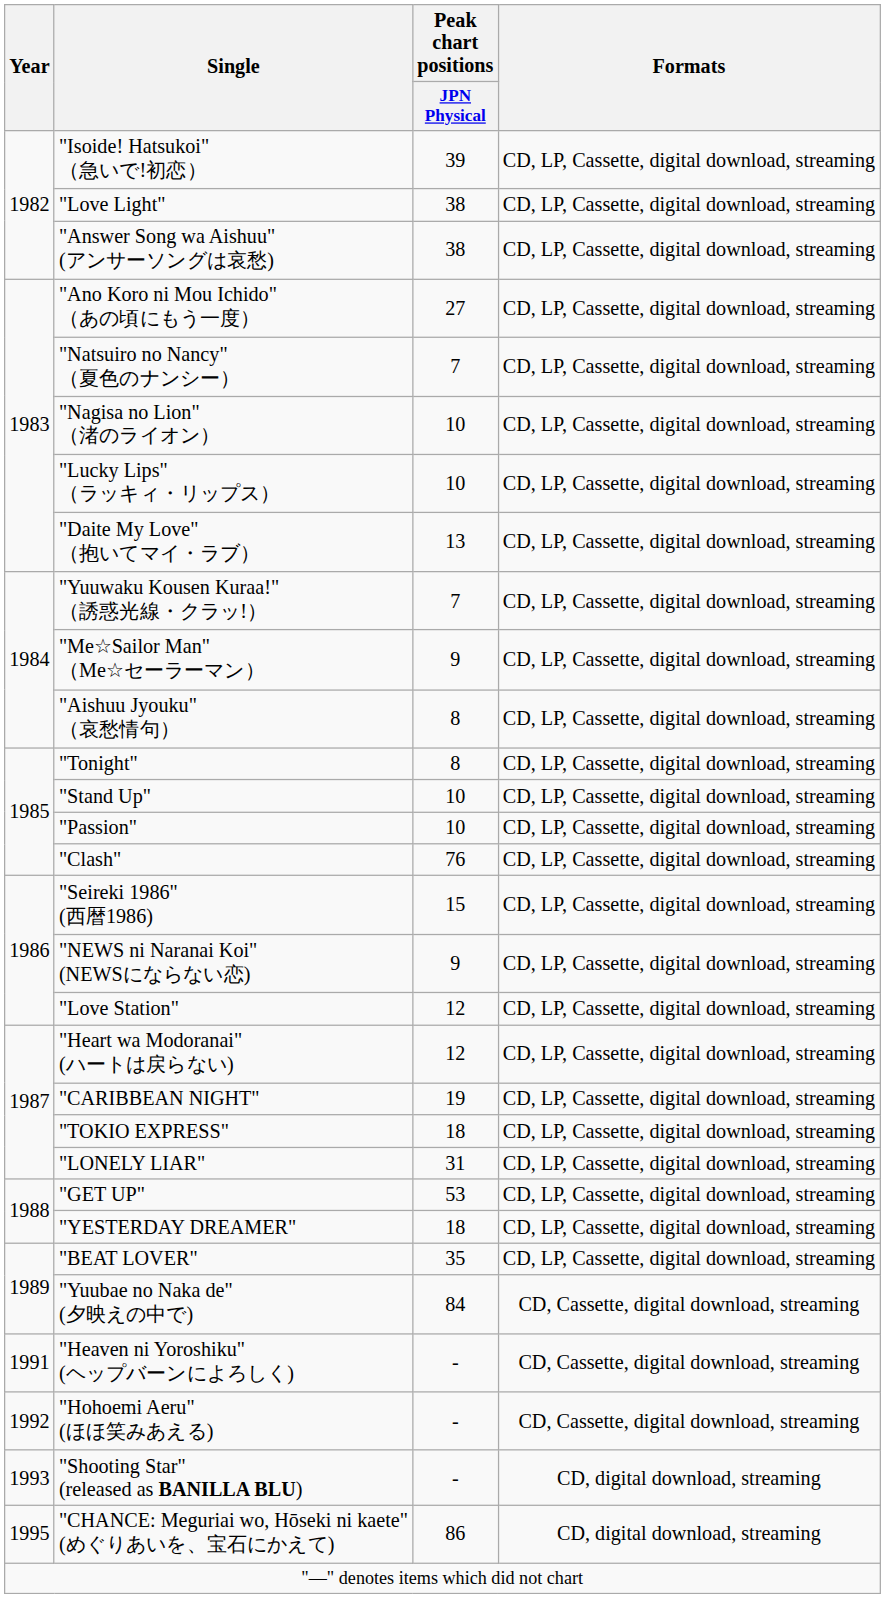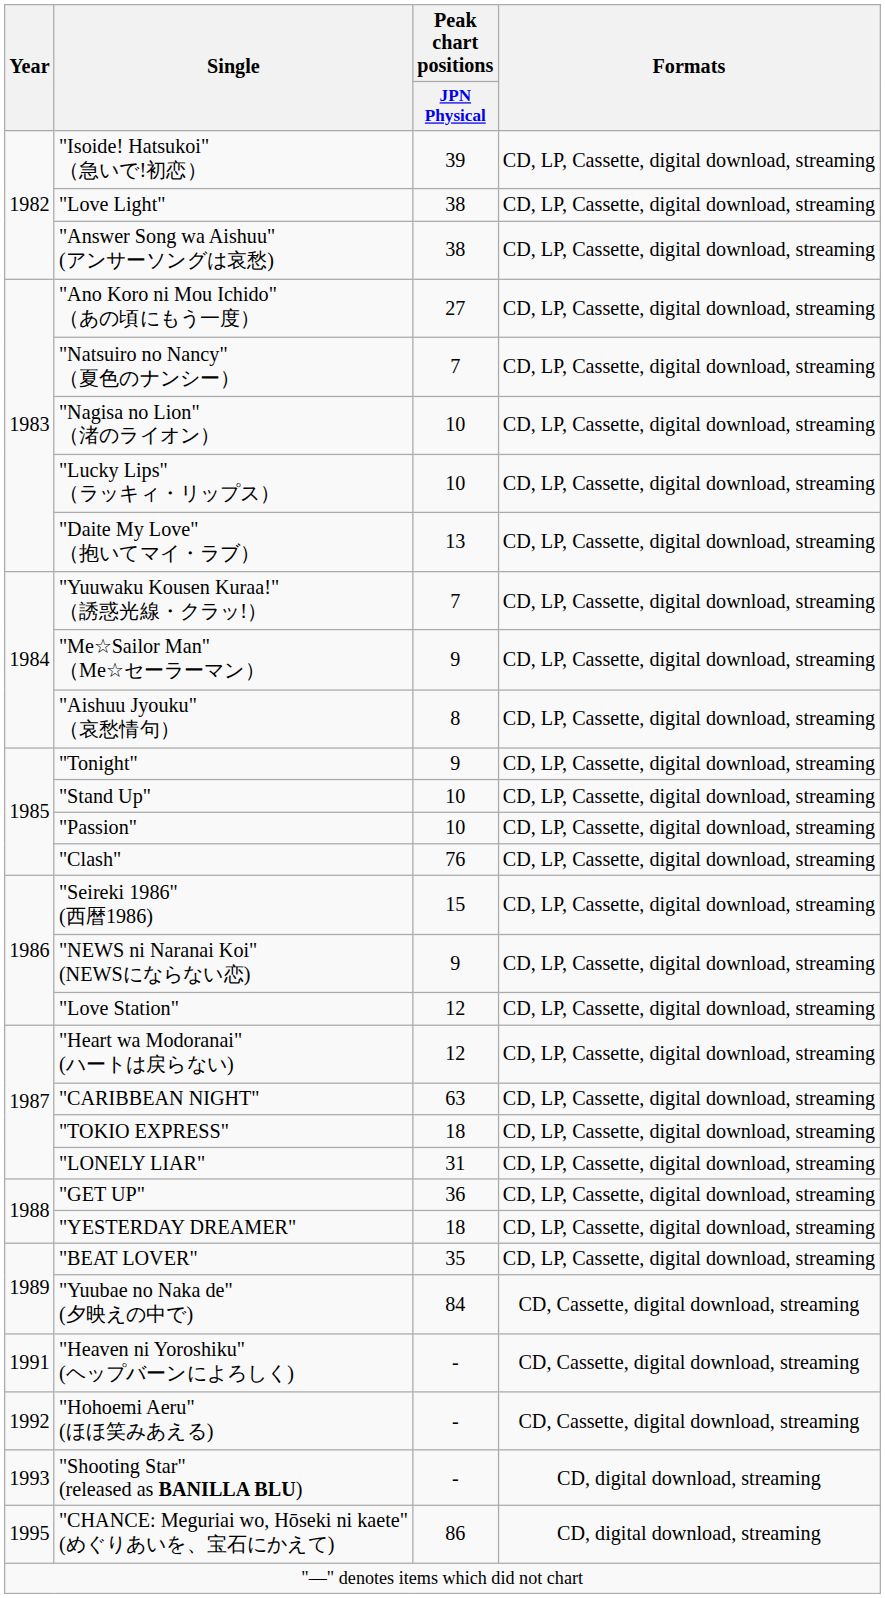(455, 763) 8 -> (455, 763) 9
(455, 1098) 19 -> (455, 1098) 63
(455, 1194) 53 -> (455, 1194) 36
